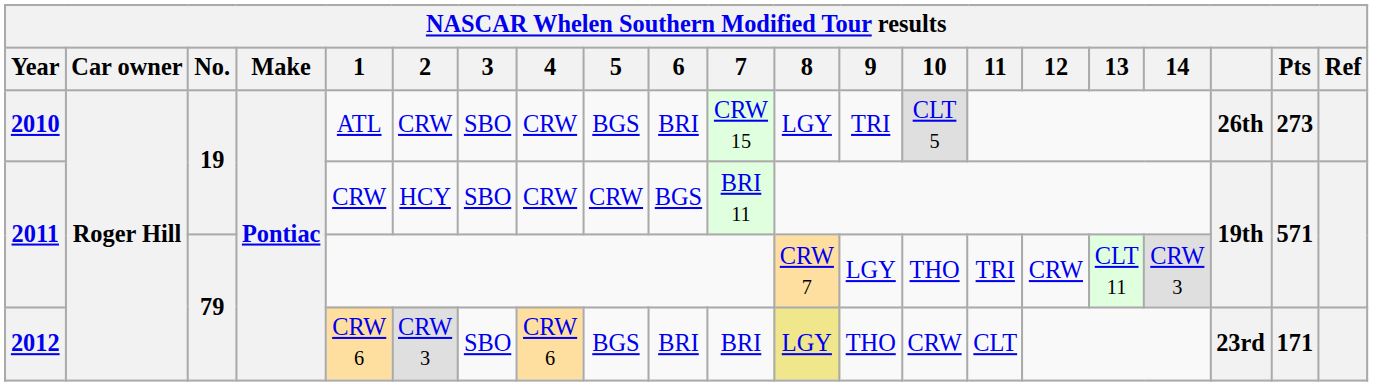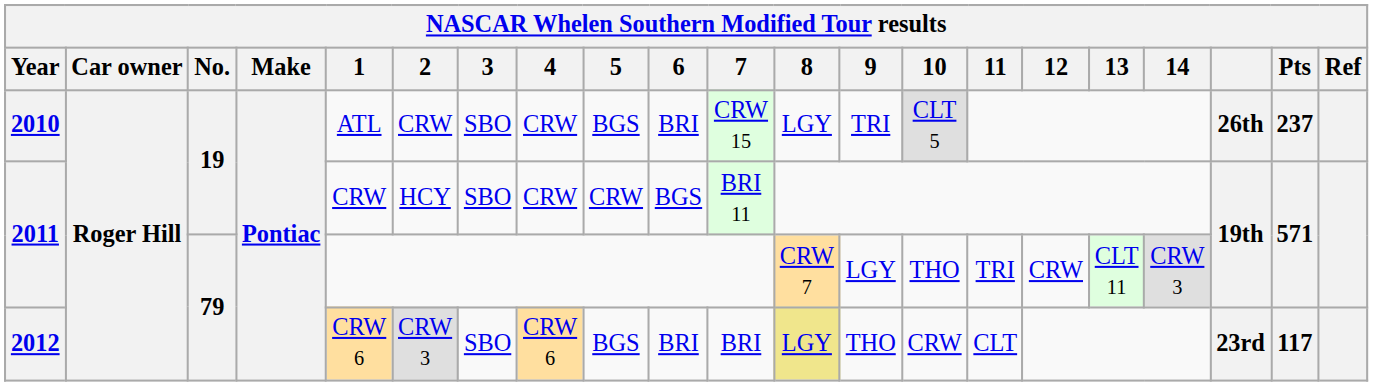(1295, 125) 273 -> (1295, 125) 237
(1295, 343) 171 -> (1295, 343) 117
